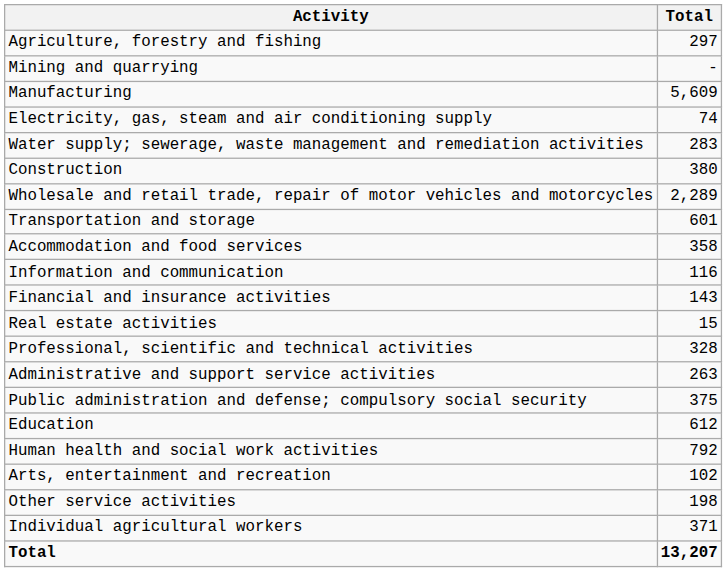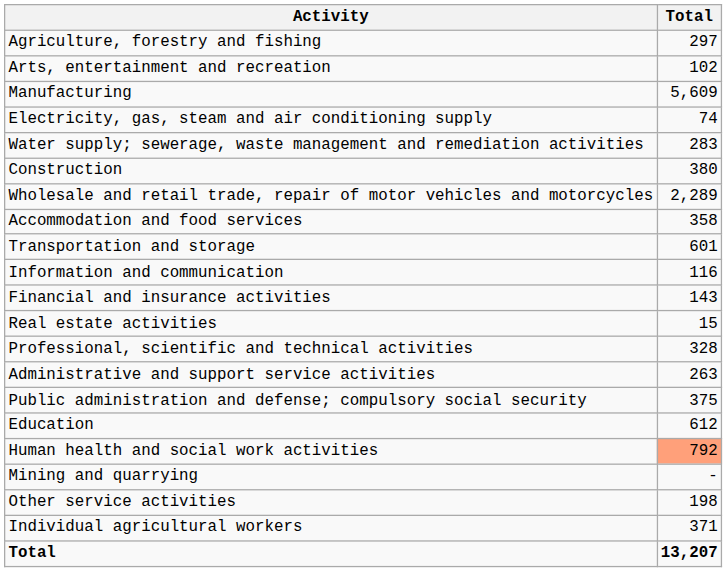rows swapped: (103, 69) <-> (170, 477)
rows swapped: (132, 222) <-> (155, 247)
(703, 452) no background -> (703, 452) lightsalmon background
